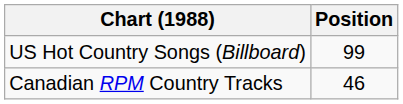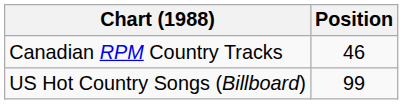rows swapped: (146, 83) <-> (158, 51)
